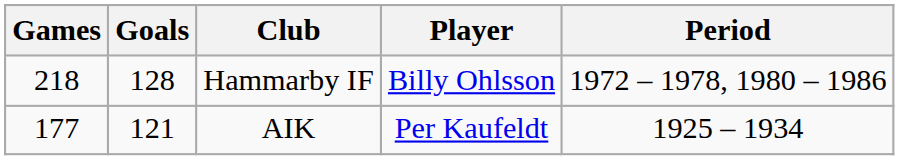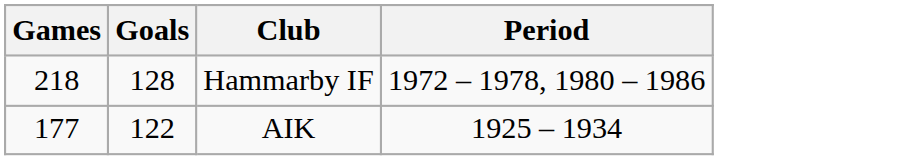- column: (471, 29)
(152, 129) 121 -> (152, 129) 122
